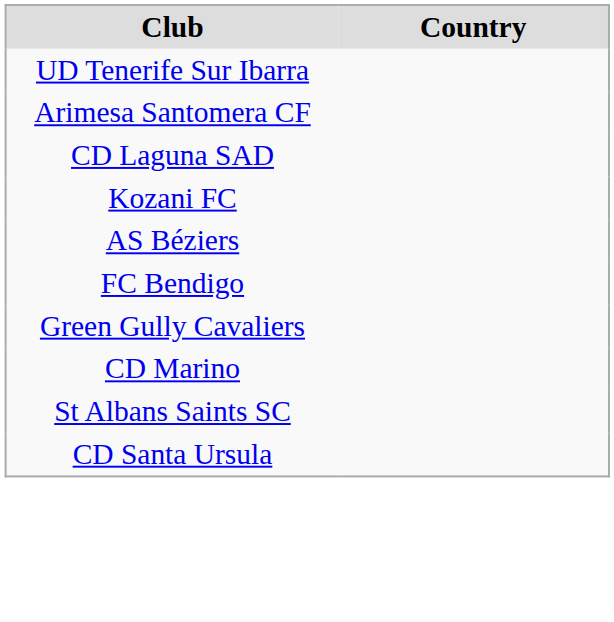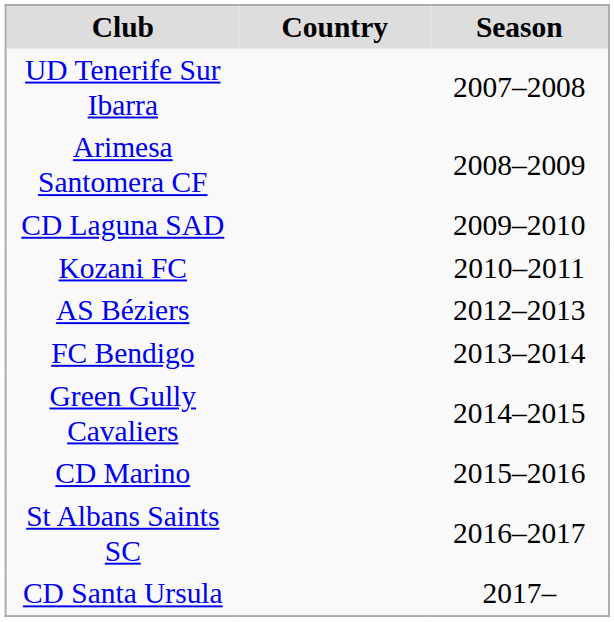+ column: (519, 26)
